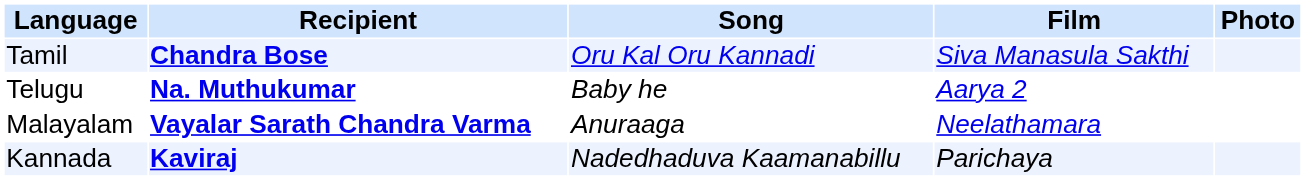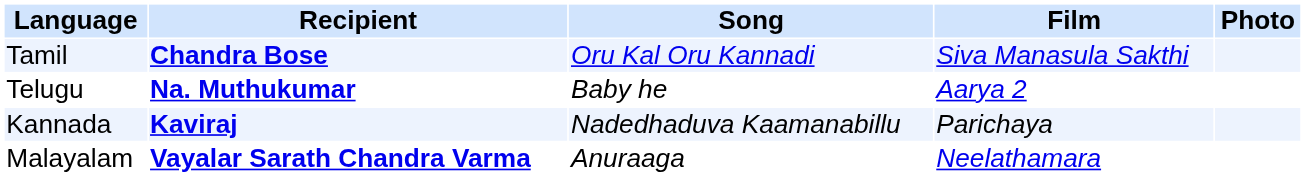rows swapped: (59, 158) <-> (70, 124)
